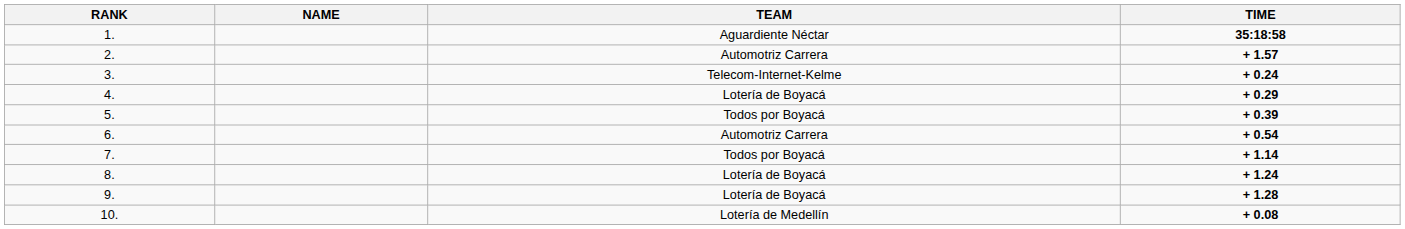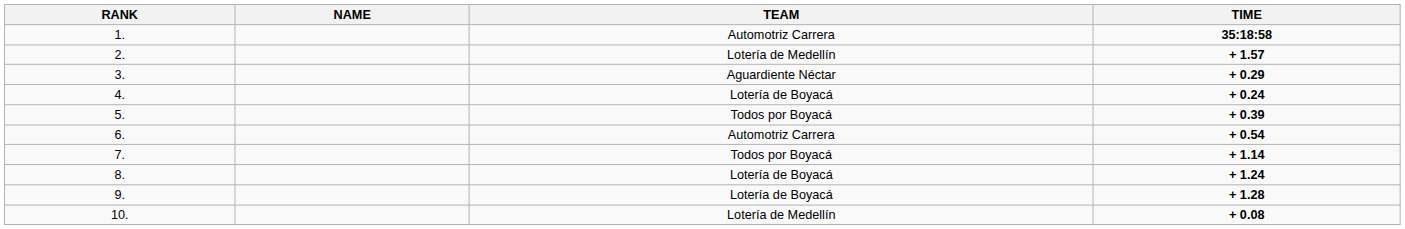(774, 35) Aguardiente Néctar -> (781, 35) Automotriz Carrera
(774, 55) Automotriz Carrera -> (781, 55) Lotería de Medellín
(774, 75) Telecom-Internet-Kelme -> (781, 75) Aguardiente Néctar
(1260, 75) + 0.24 -> (1247, 75) + 0.29
(1260, 95) + 0.29 -> (1247, 95) + 0.24
